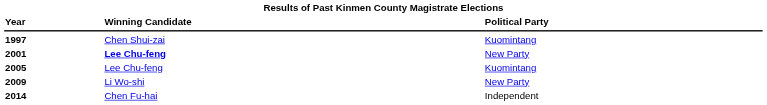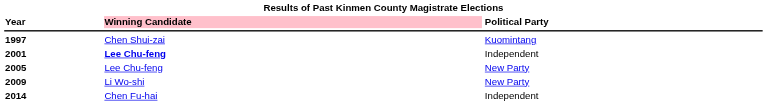(148, 23) no background -> (148, 23) pink background
(507, 54) New Party -> (512, 54) Independent
(511, 68) Kuomintang -> (507, 68) New Party
